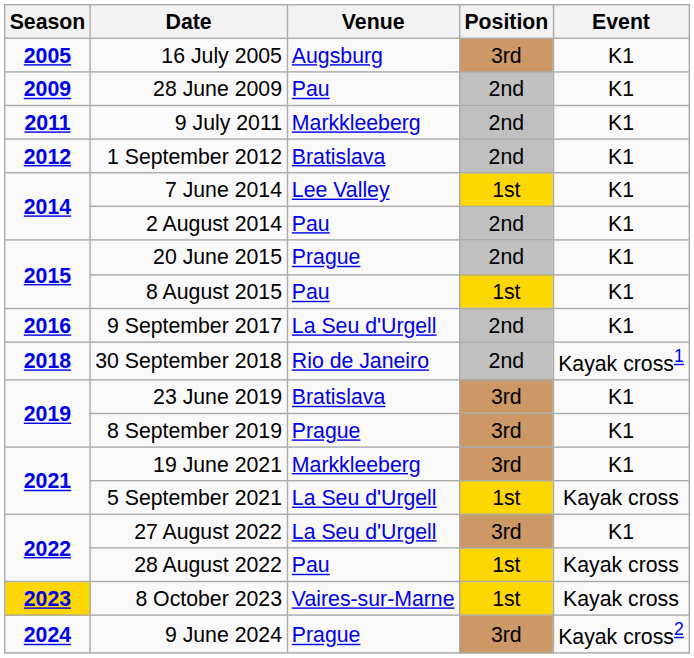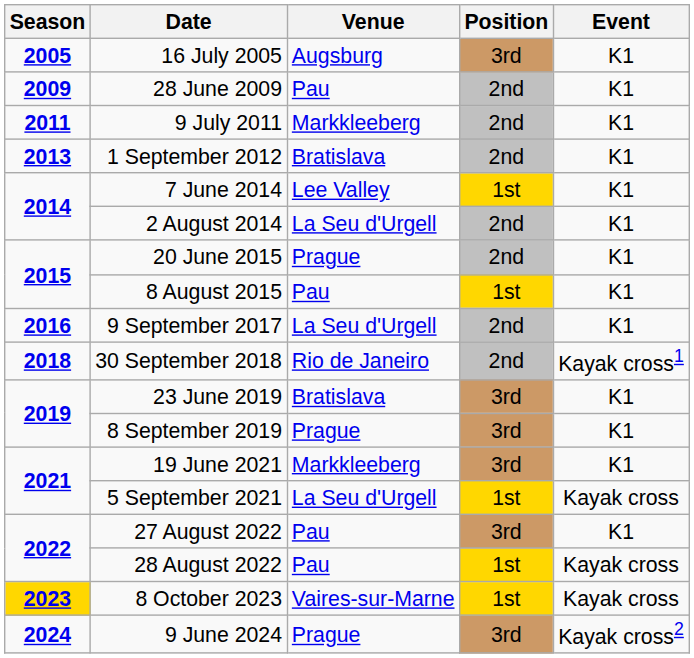(47, 156) 2012 -> (47, 156) 2013
(311, 224) Pau -> (364, 224) La Seu d'Urgell
(364, 531) La Seu d'Urgell -> (311, 531) Pau
